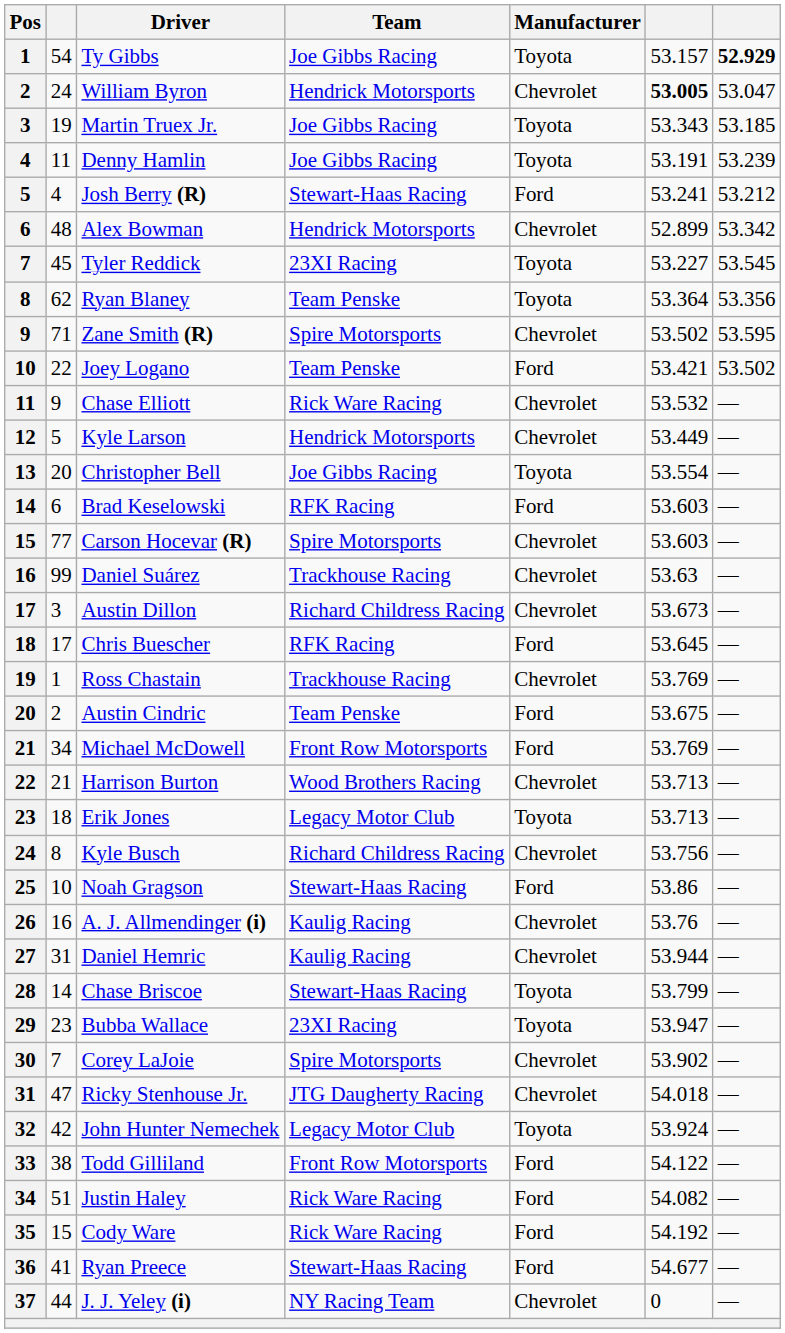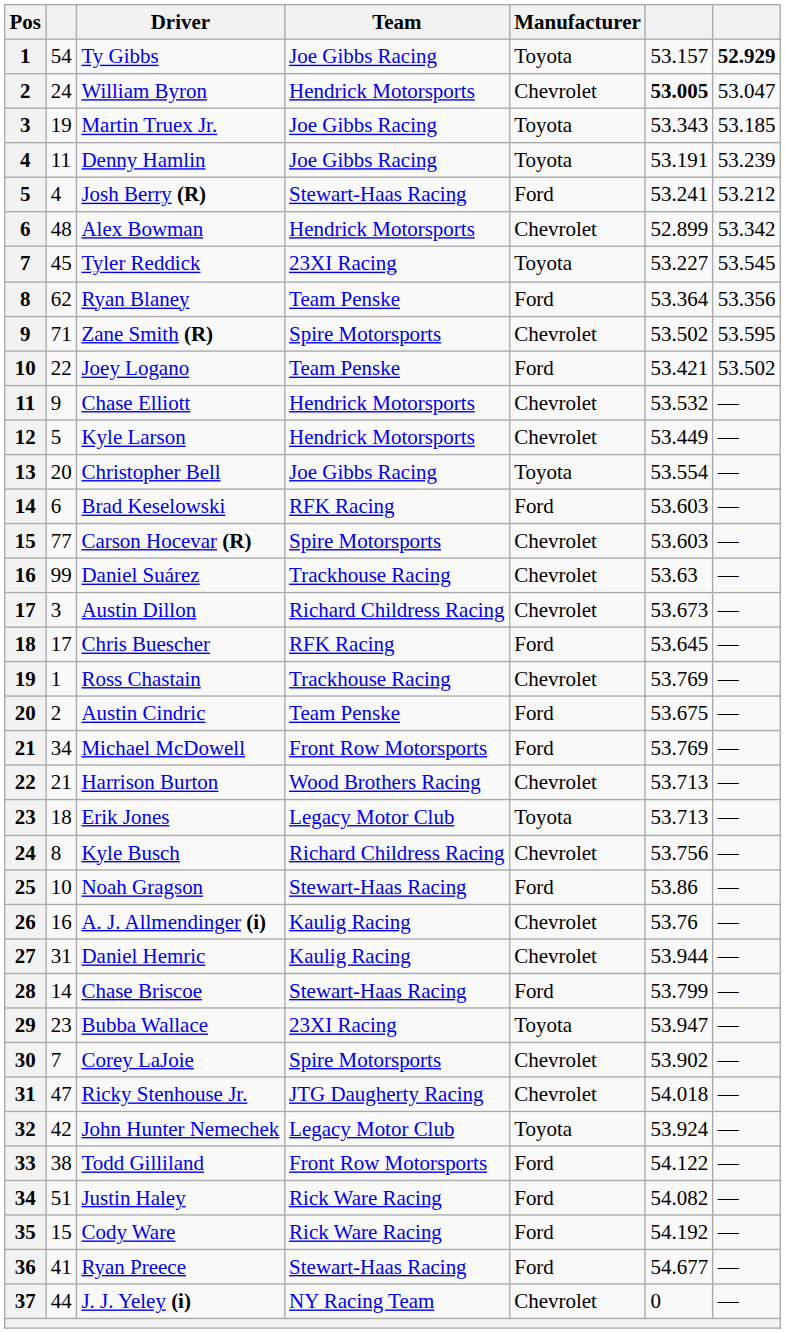(543, 298) Toyota -> (534, 298) Ford
(365, 402) Rick Ware Racing -> (382, 402) Hendrick Motorsports
(543, 990) Toyota -> (534, 990) Ford
